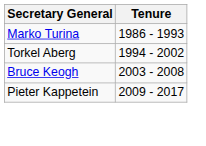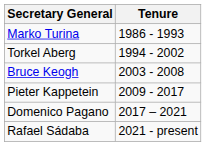+ row: (58, 111)
+ row: (48, 131)
